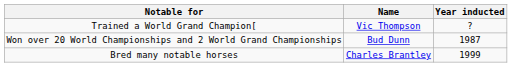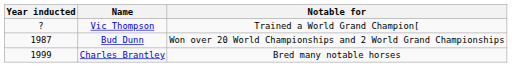columns swapped: (470, 12) <-> (174, 12)
